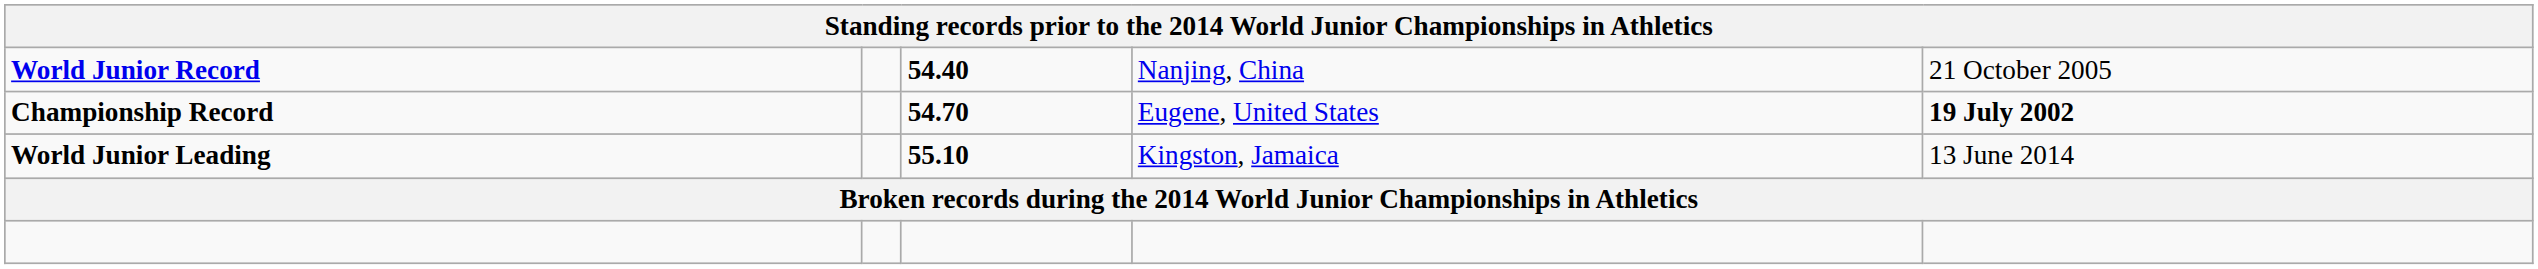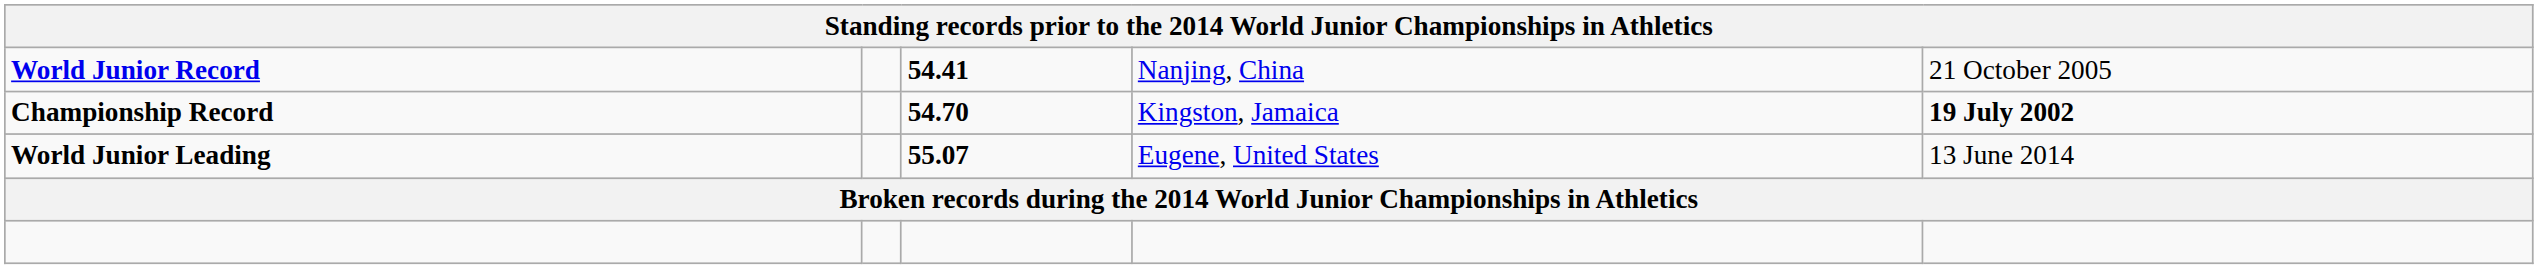(938, 69) 54.40 -> (938, 69) 54.41
(1258, 112) Eugene, United States -> (1238, 112) Kingston, Jamaica
(938, 155) 55.10 -> (938, 155) 55.07
(1238, 155) Kingston, Jamaica -> (1258, 155) Eugene, United States
